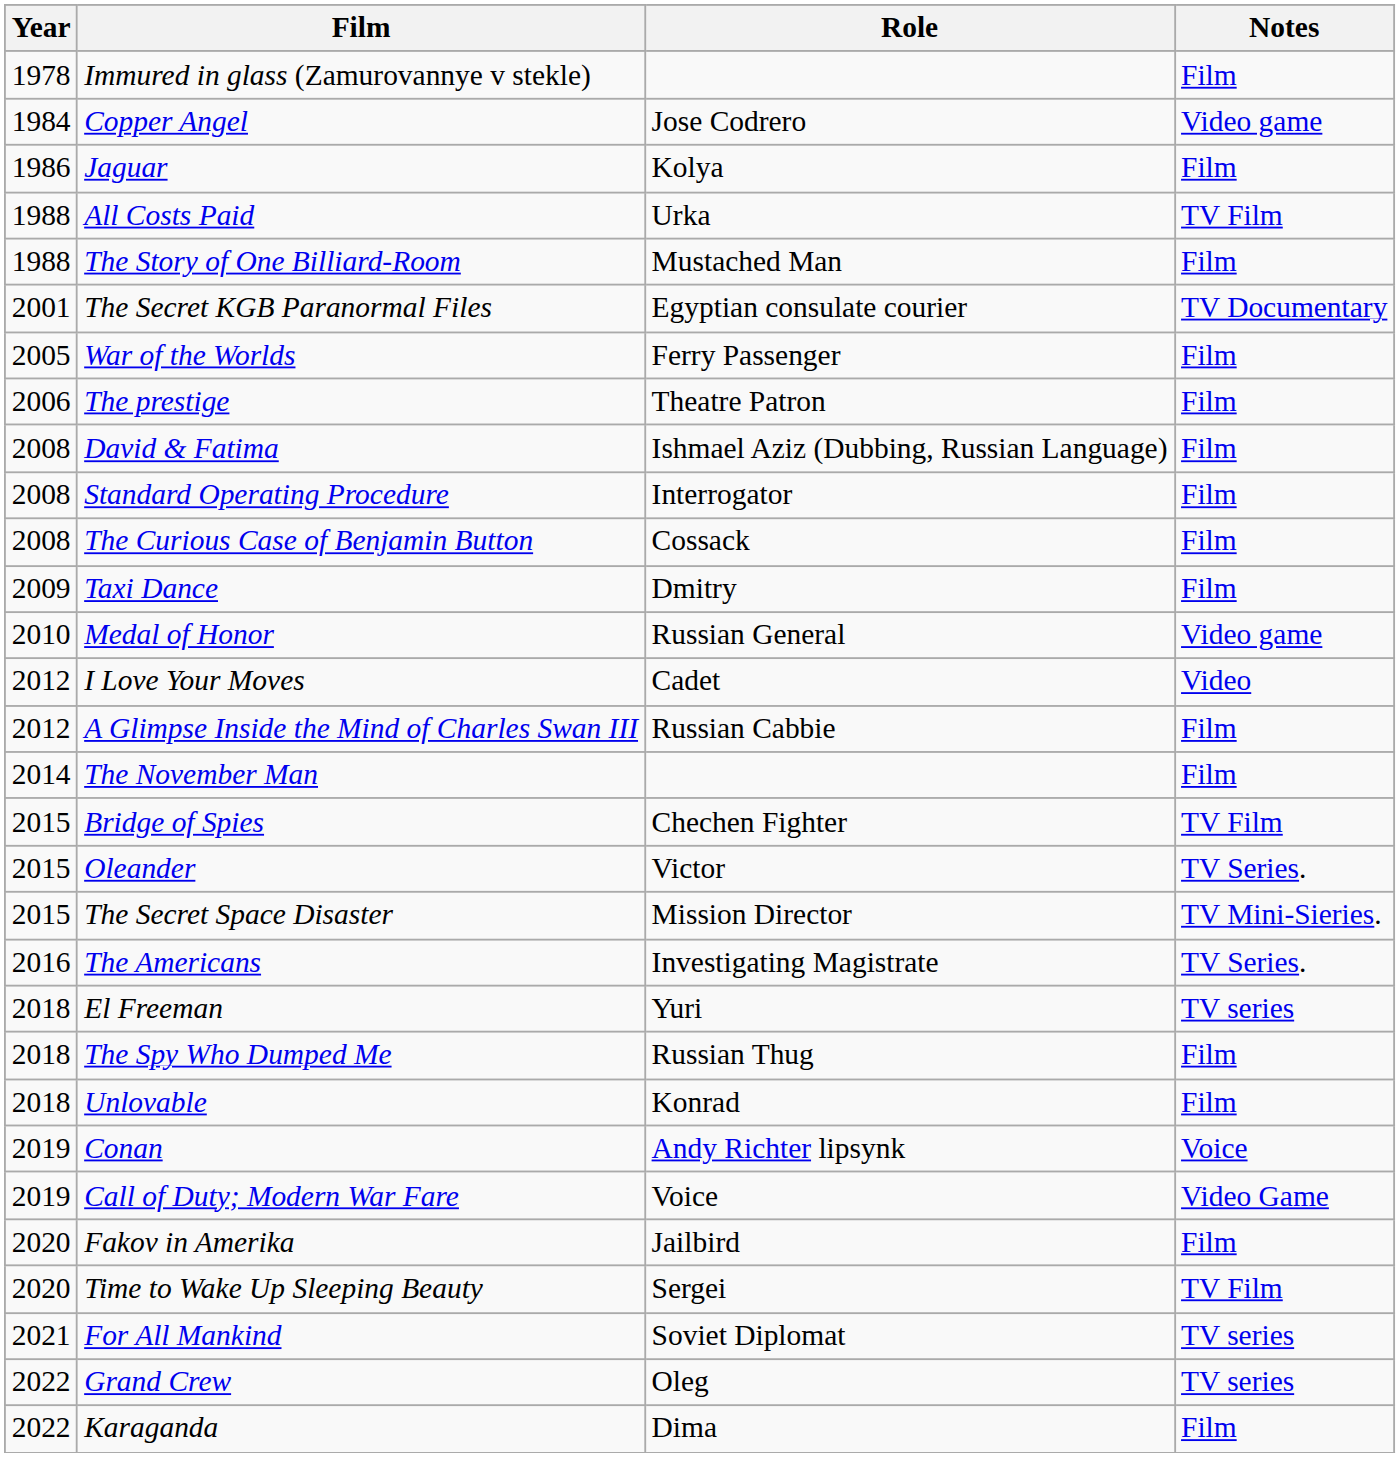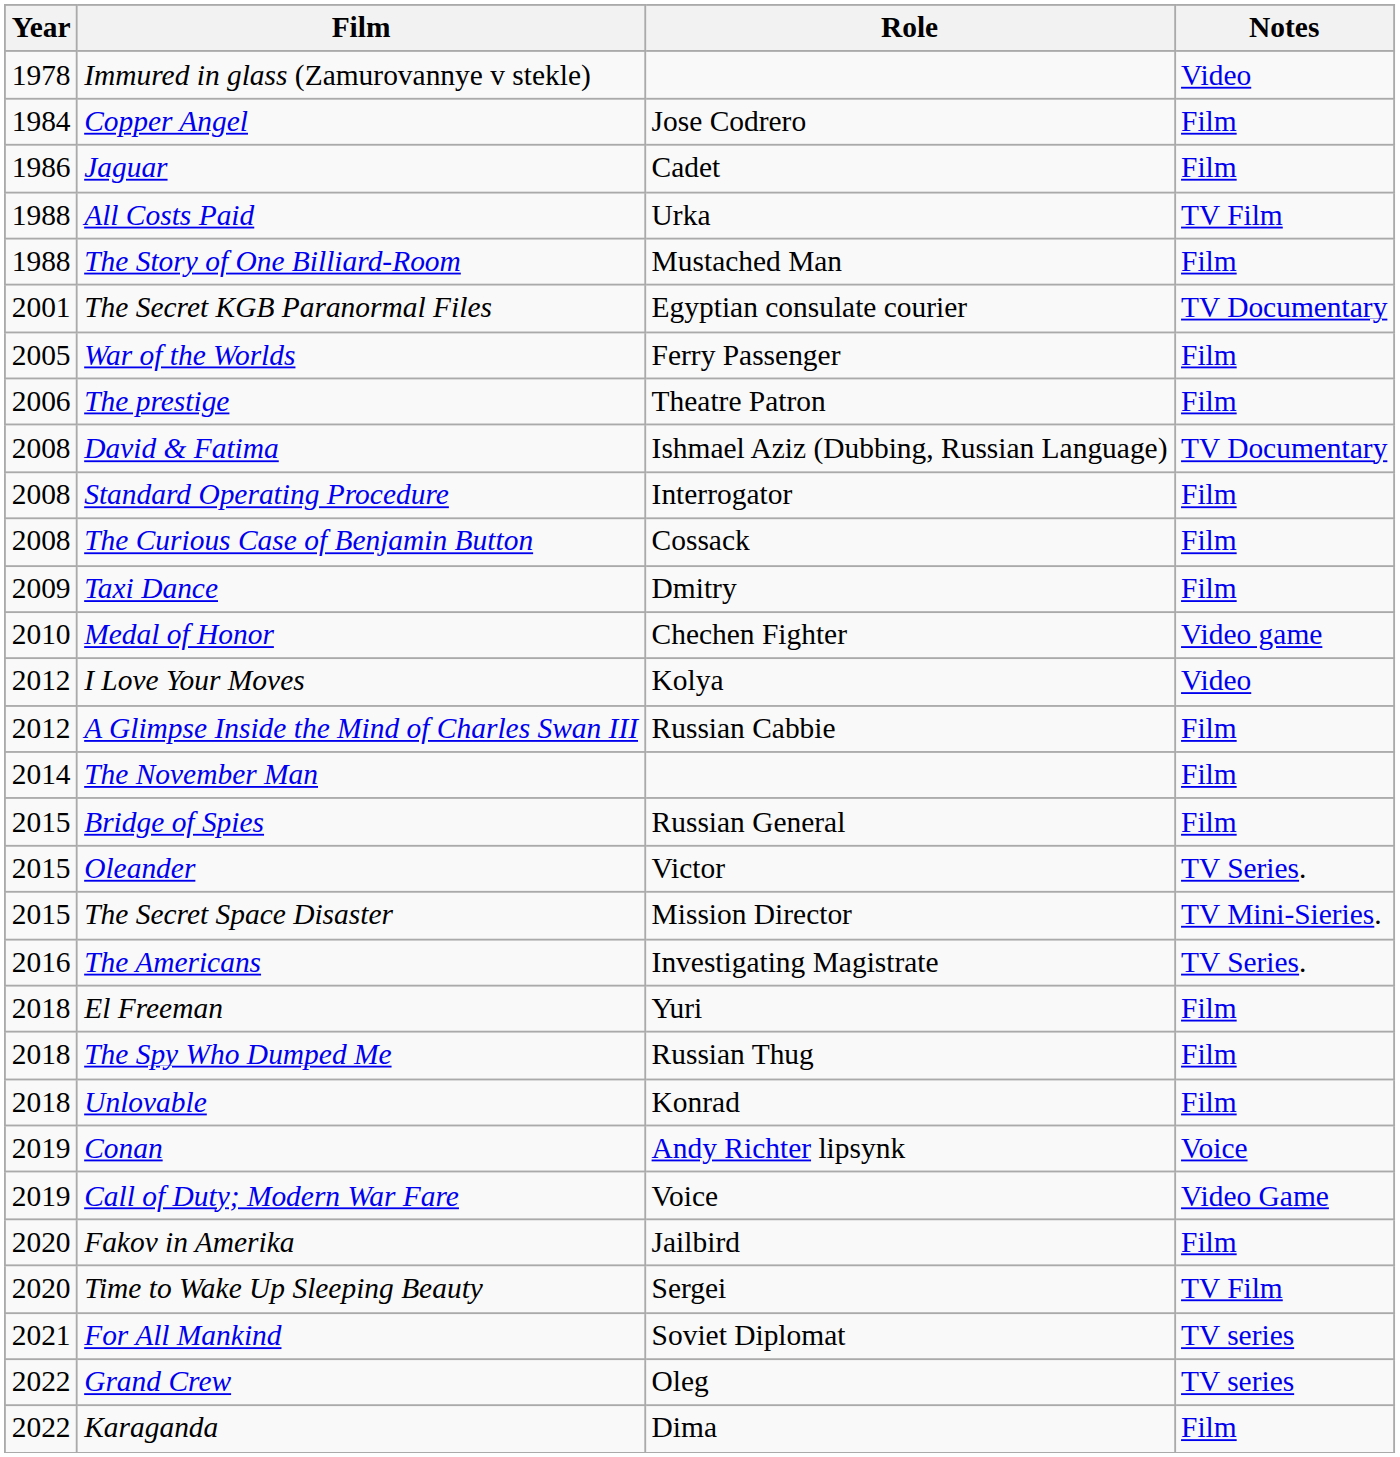(1209, 74) Film -> (1216, 74) Video
(1252, 121) Video game -> (1209, 121) Film
(688, 167) Kolya -> (686, 167) Cadet
(1209, 448) Film -> (1284, 448) TV Documentary
(748, 634) Russian General -> (749, 634) Chechen Fighter
(686, 681) Cadet -> (688, 681) Kolya
(749, 821) Chechen Fighter -> (748, 821) Russian General
(1232, 821) TV Film -> (1209, 821) Film
(1238, 1008) TV series -> (1209, 1008) Film
